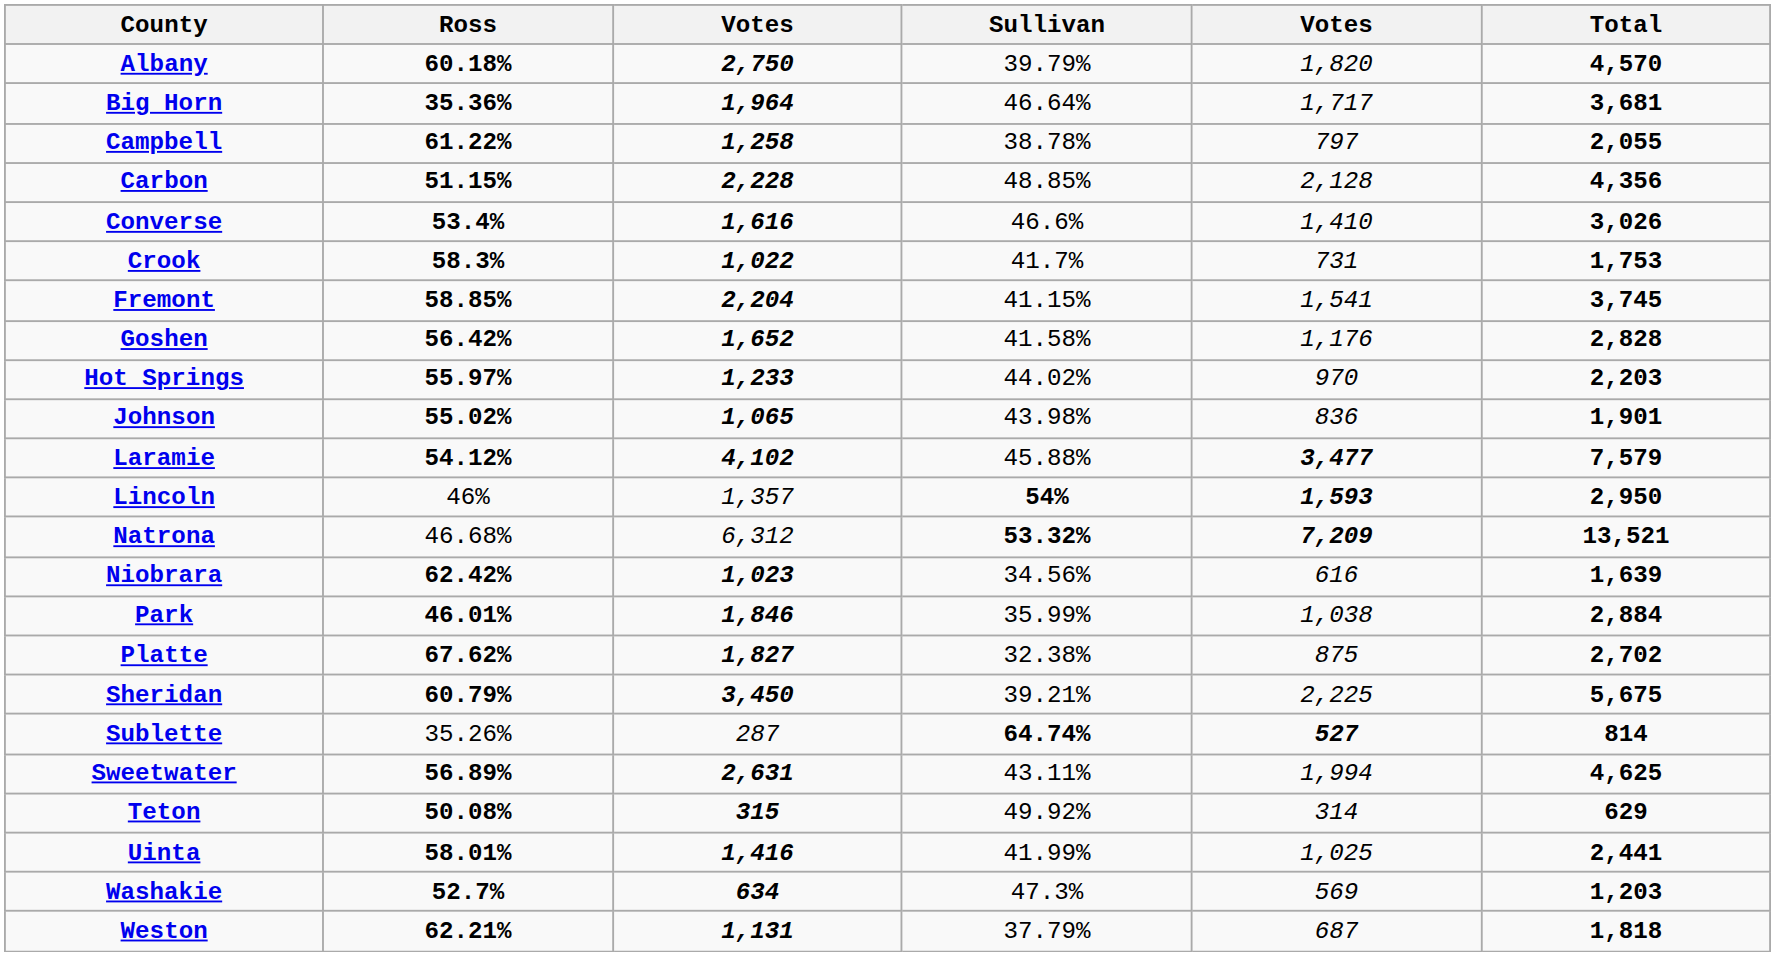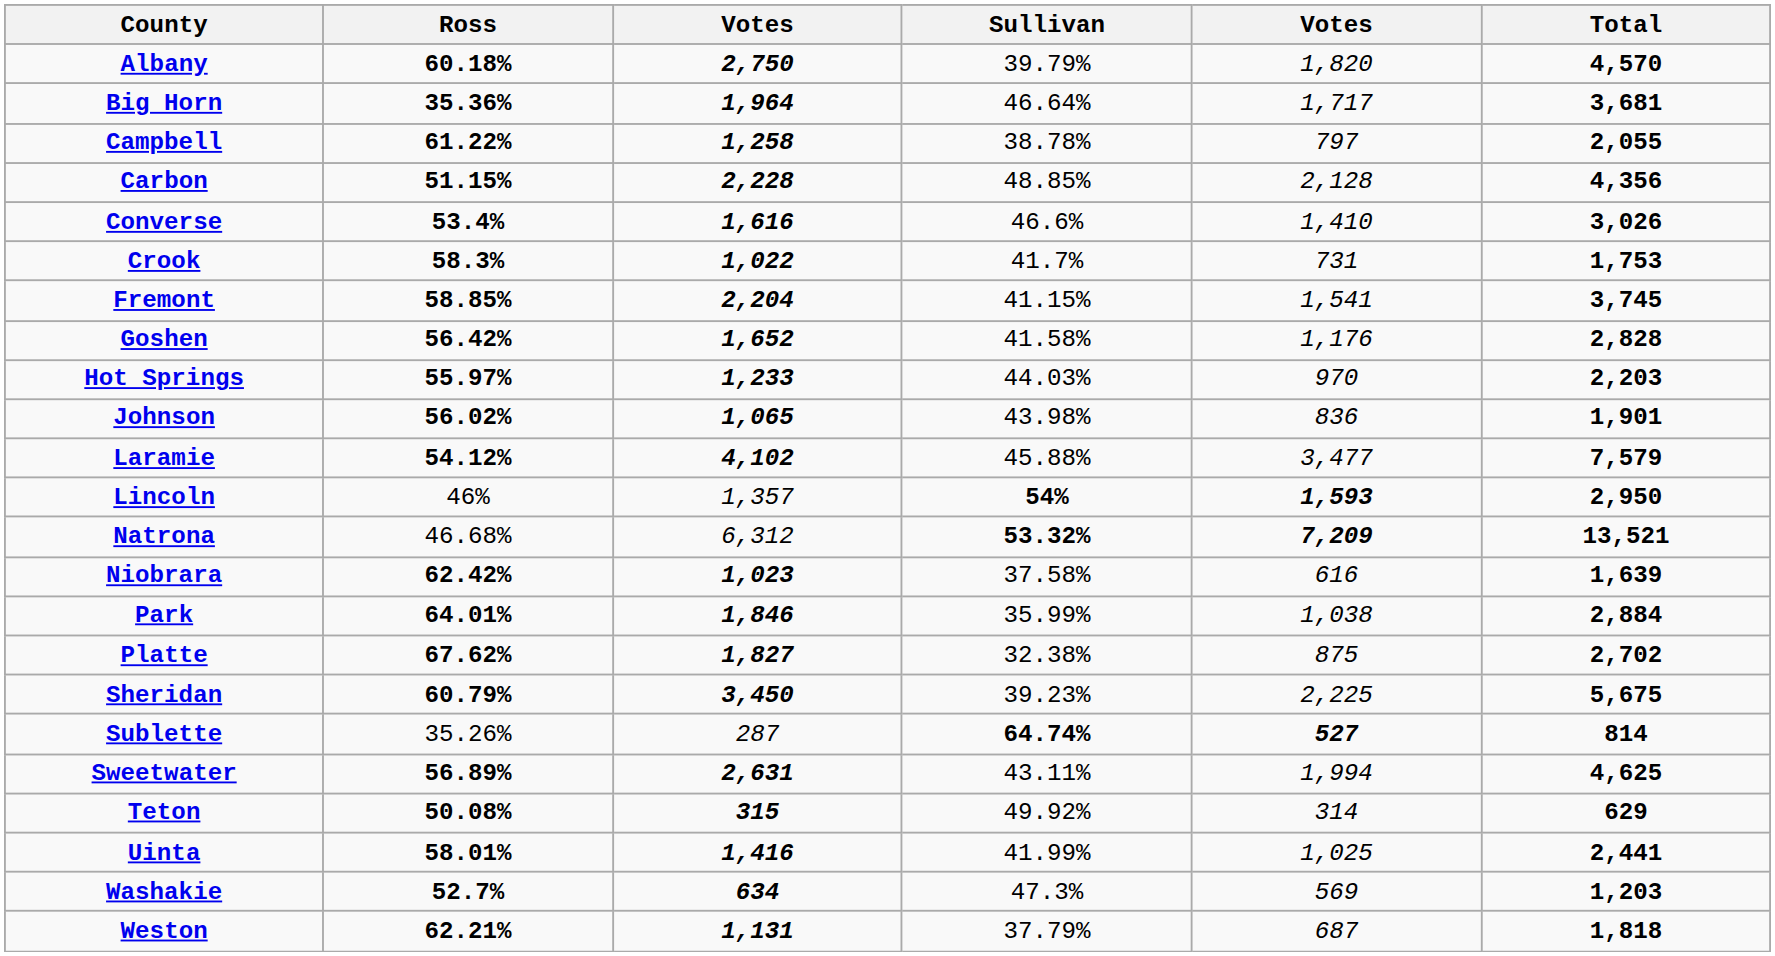(1047, 379) 44.02% -> (1047, 379) 44.03%
(468, 419) 55.02% -> (468, 419) 56.02%
(1336, 458) bold -> (1336, 458) normal
(1047, 576) 34.56% -> (1047, 576) 37.58%
(468, 616) 46.01% -> (468, 616) 64.01%
(1047, 695) 39.21% -> (1047, 695) 39.23%
